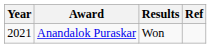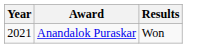- column: (194, 14)
